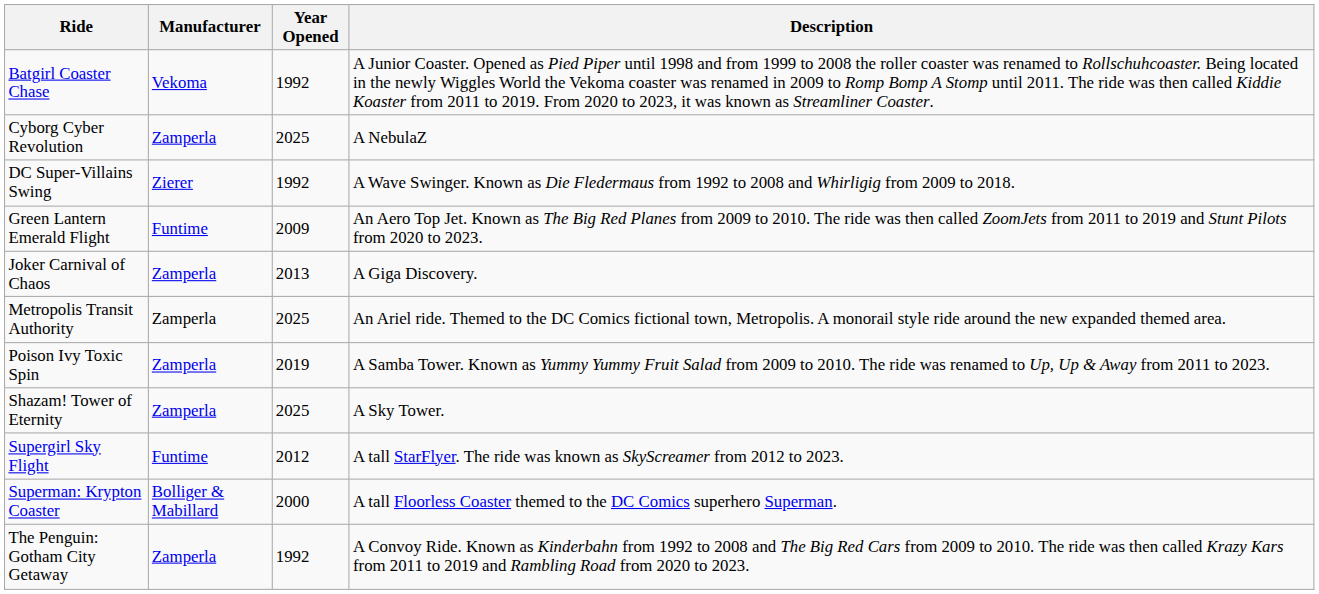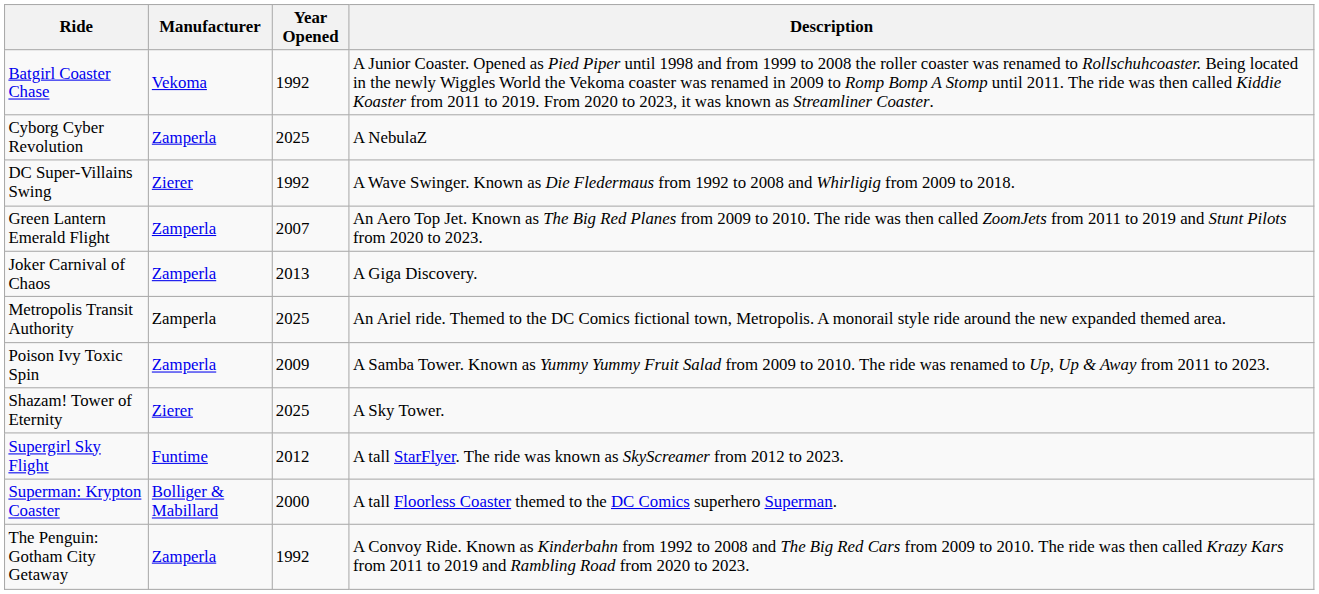(180, 228) Funtime -> (184, 228) Zamperla
(293, 228) 2009 -> (293, 228) 2007
(293, 364) 2019 -> (293, 364) 2009
(184, 410) Zamperla -> (172, 410) Zierer
